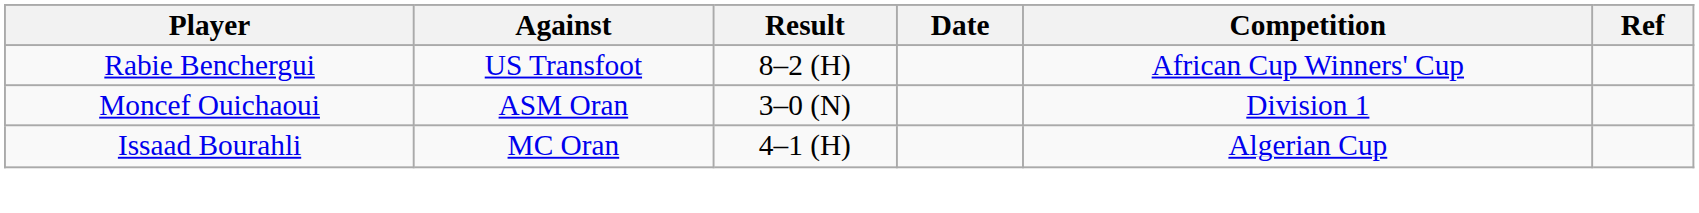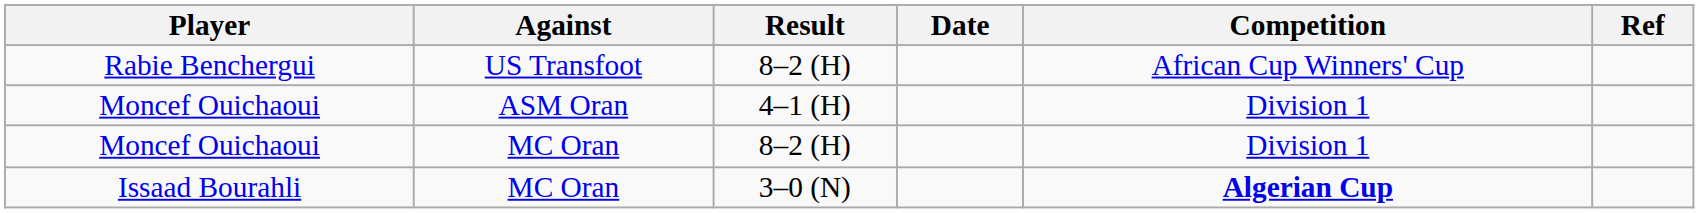(805, 105) 3–0 (N) -> (805, 105) 4–1 (H)
+ row: (210, 146)
(805, 146) 4–1 (H) -> (805, 186) 3–0 (N)
(1308, 146) normal -> (1308, 186) bold
